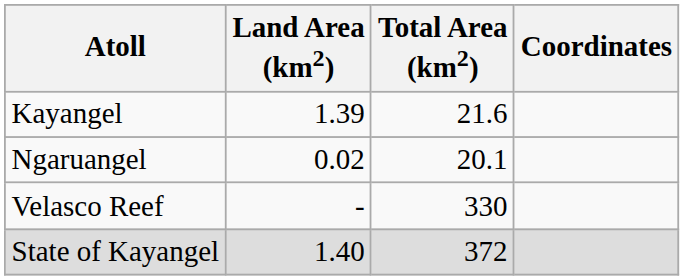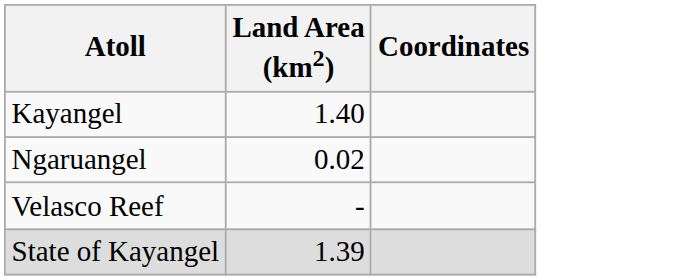- column: (443, 47)
(339, 113) 1.39 -> (339, 113) 1.40
(339, 251) 1.40 -> (339, 251) 1.39
